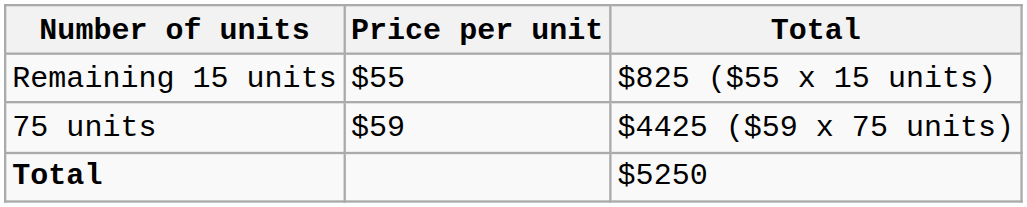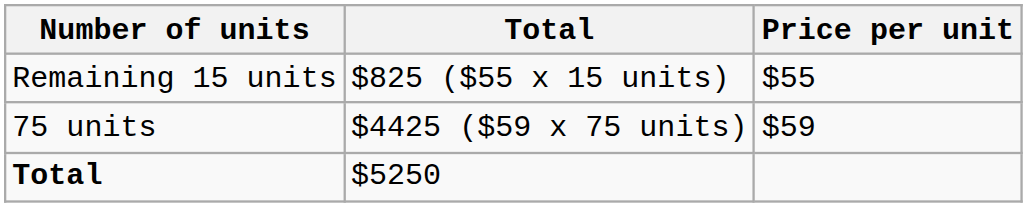columns swapped: (477, 30) <-> (816, 30)
